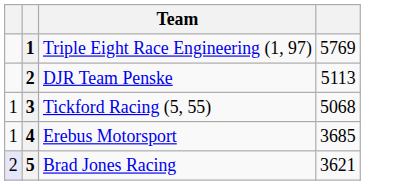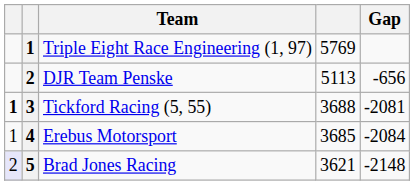+ column: (385, 19)
(13, 107) normal -> (13, 107) bold
(338, 107) 5068 -> (338, 107) 3688
